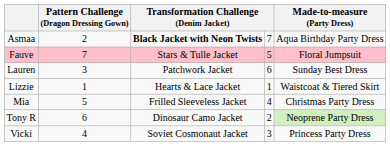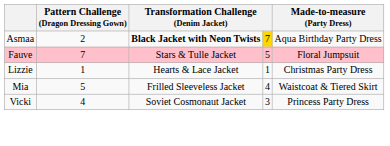(269, 39) no background -> (268, 39) gold background
- row: (21, 70)
(330, 86) Waistcoat & Tiered Skirt -> (328, 70) Christmas Party Dress
(330, 102) Christmas Party Dress -> (328, 86) Waistcoat & Tiered Skirt
- row: (21, 117)
